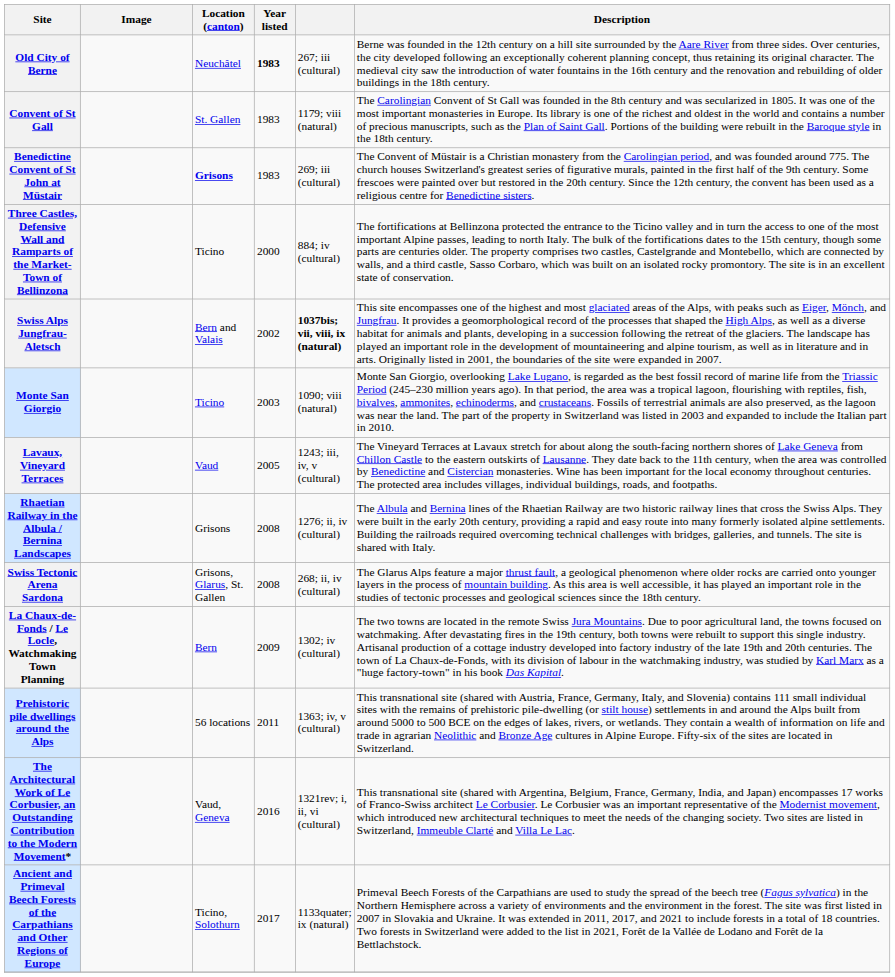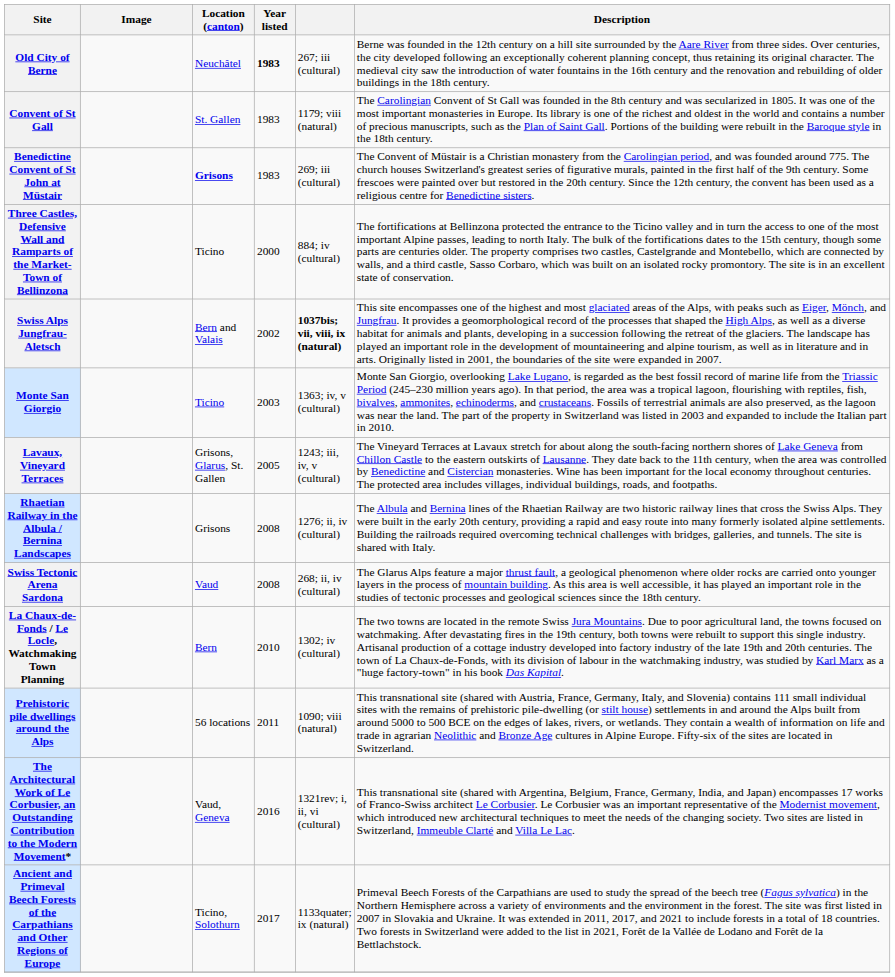(320, 402) 1090; viii (natural) -> (322, 402) 1363; iv, v (cultural)
(207, 465) Vaud -> (219, 465) Grisons, Glarus, St. Gallen
(219, 584) Grisons, Glarus, St. Gallen -> (207, 584) Vaud
(268, 647) 2009 -> (268, 647) 2010
(322, 722) 1363; iv, v (cultural) -> (320, 722) 1090; viii (natural)
